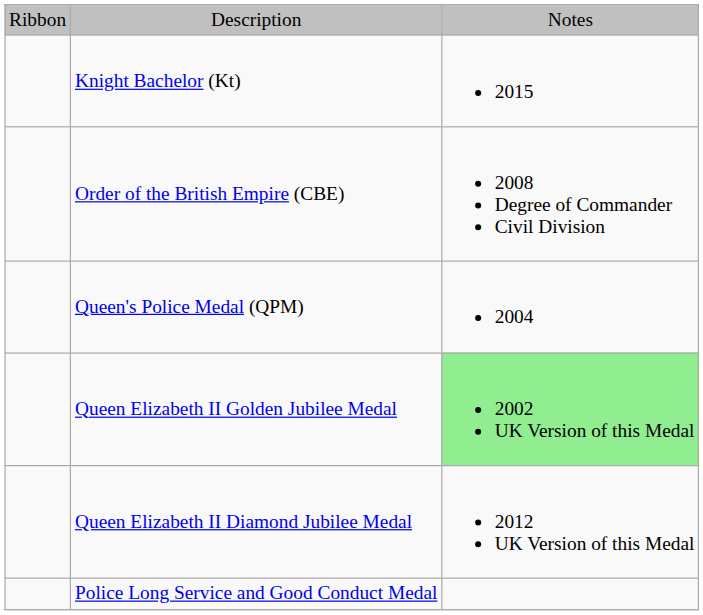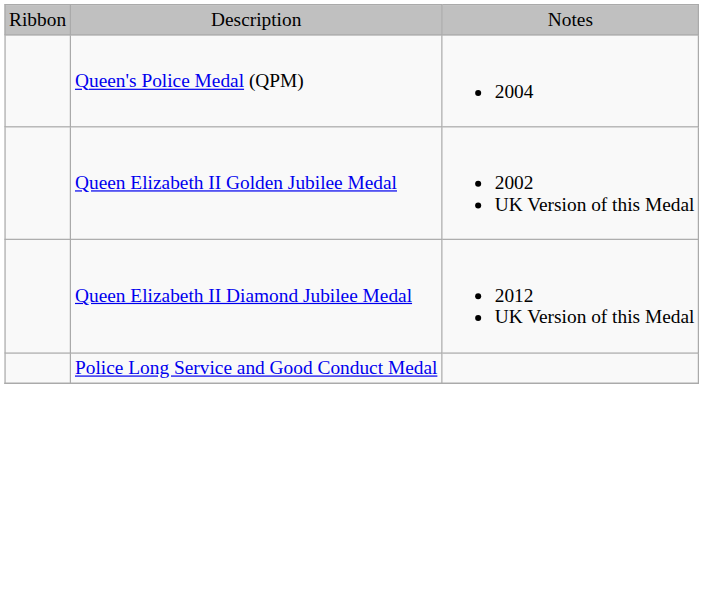- row: (158, 80)
- row: (210, 193)
(570, 420) lightgreen background -> (570, 194) no background
